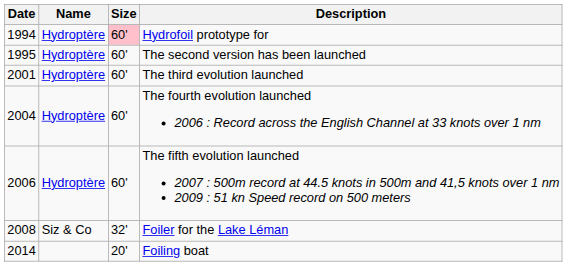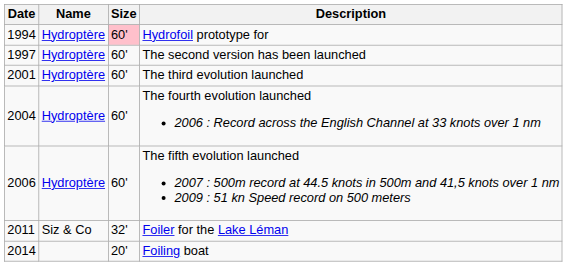(22, 55) 1995 -> (22, 55) 1997
(22, 230) 2008 -> (21, 230) 2011
